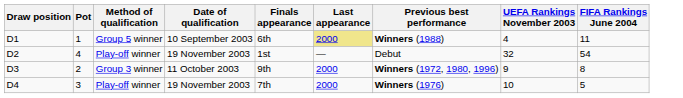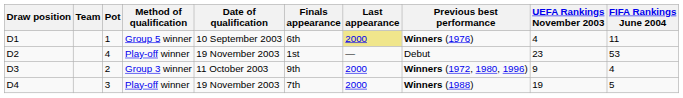+ column: (88, 17)
(409, 38) Winners (1988) -> (439, 38) Winners (1976)
(508, 54) 32 -> (538, 54) 23
(585, 54) 54 -> (614, 54) 53
(582, 69) 8 -> (612, 69) 4
(409, 85) Winners (1976) -> (439, 85) Winners (1988)
(508, 85) 10 -> (538, 85) 19
